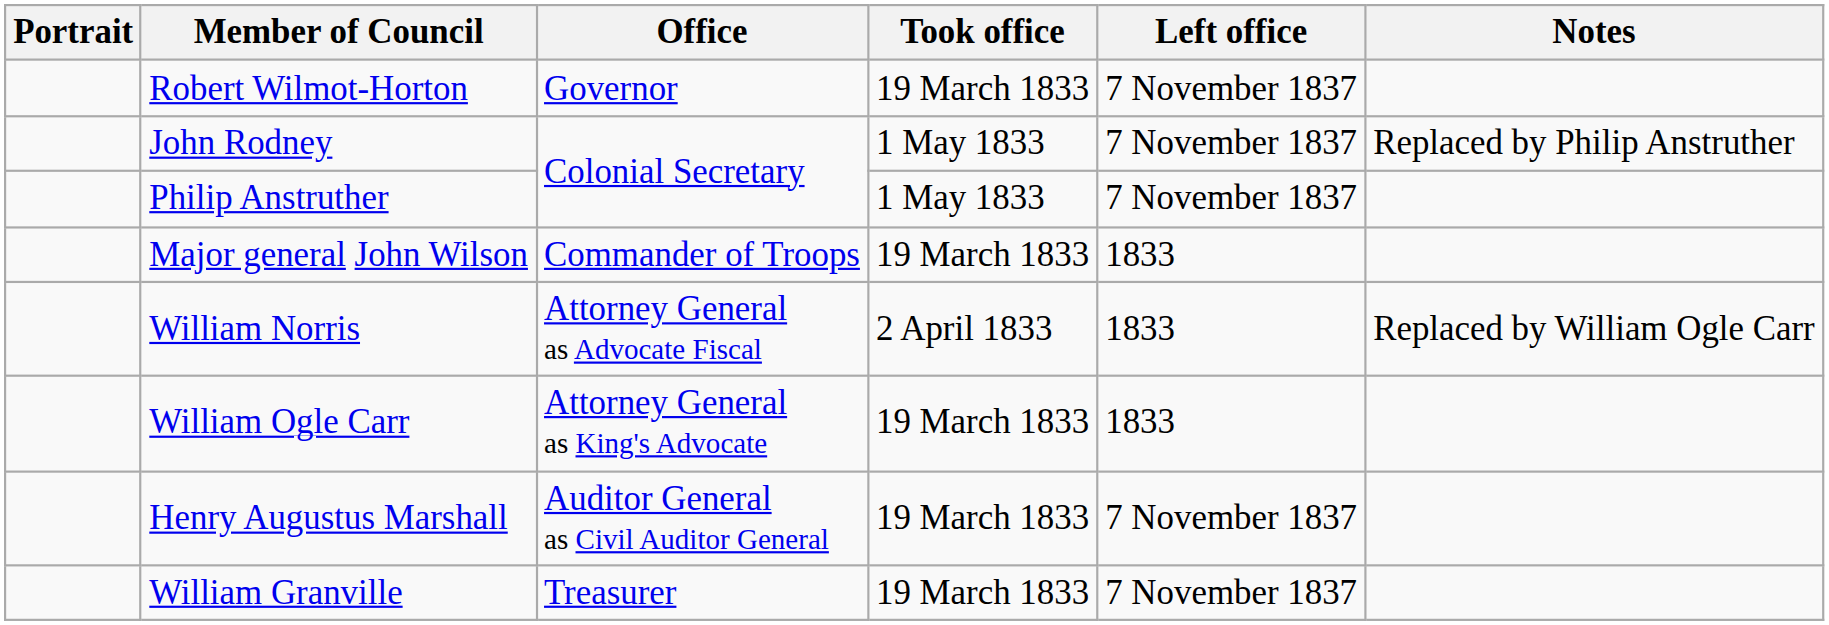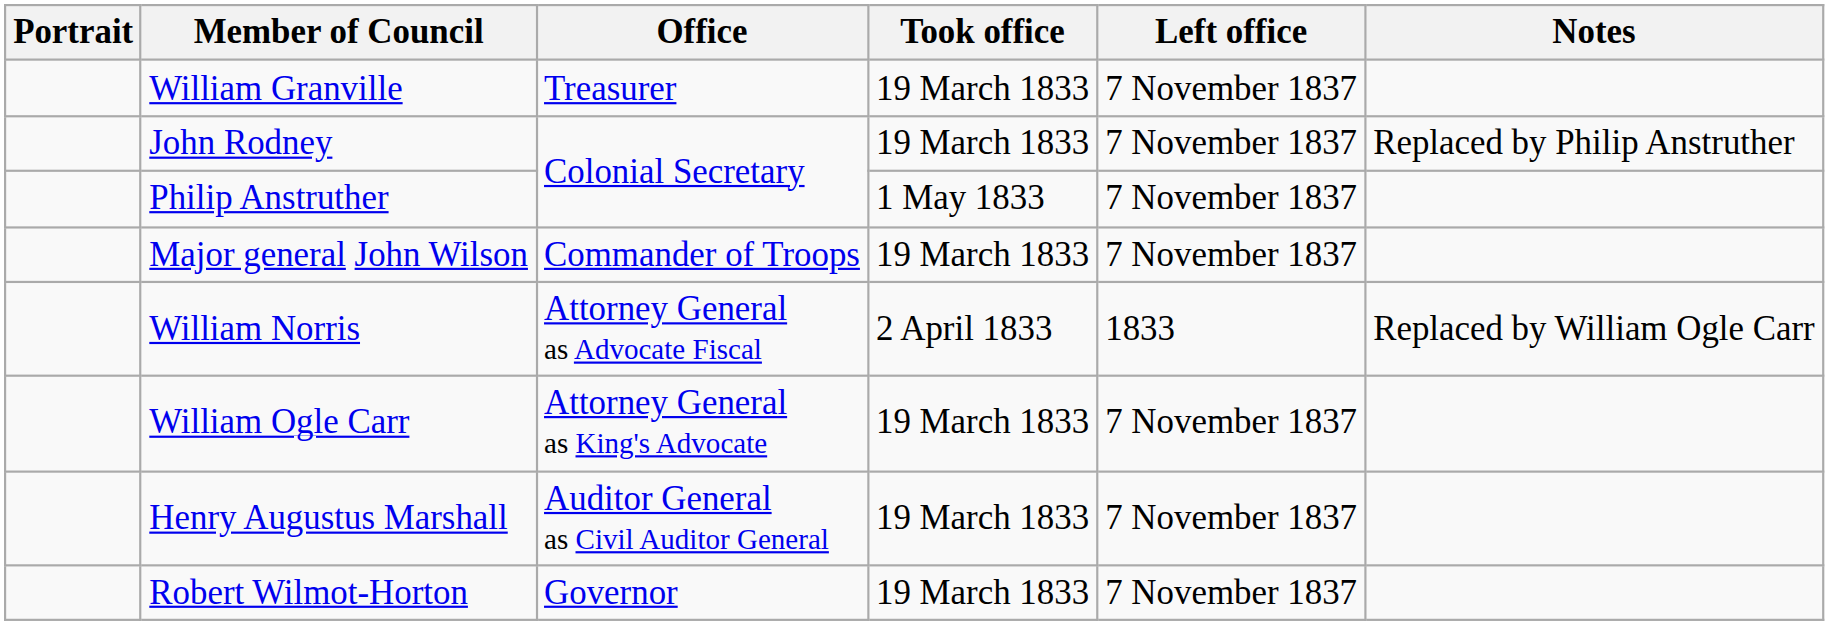rows swapped: (309, 87) <-> (276, 592)
(960, 142) 1 May 1833 -> (983, 142) 19 March 1833
(1140, 253) 1833 -> (1231, 253) 7 November 1837
(1140, 422) 1833 -> (1231, 422) 7 November 1837
